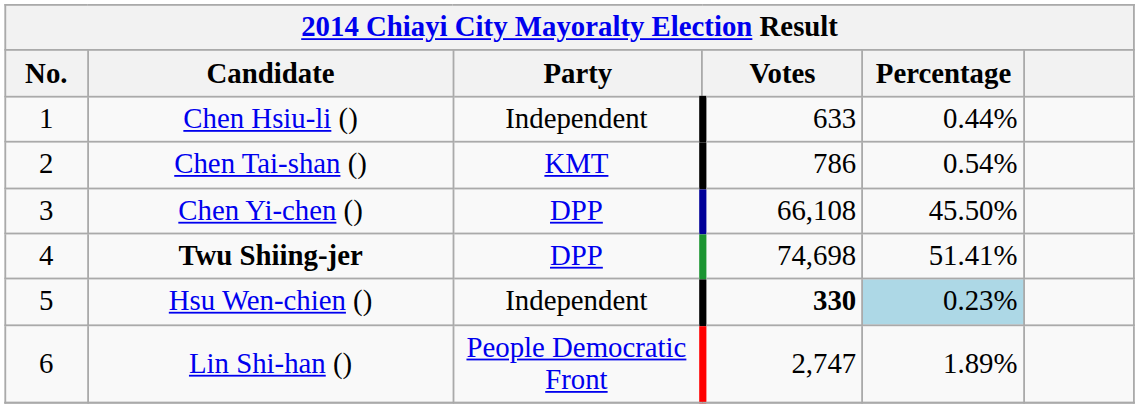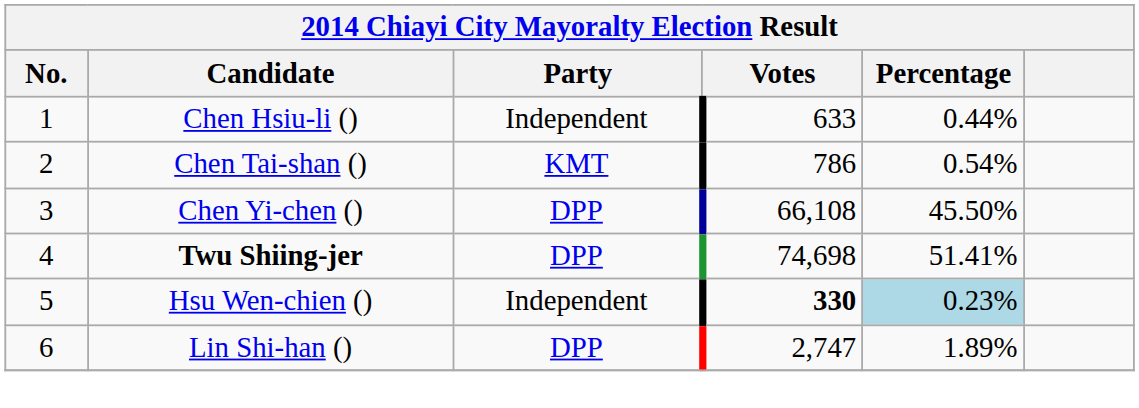(576, 363) People Democratic Front -> (576, 347) DPP
